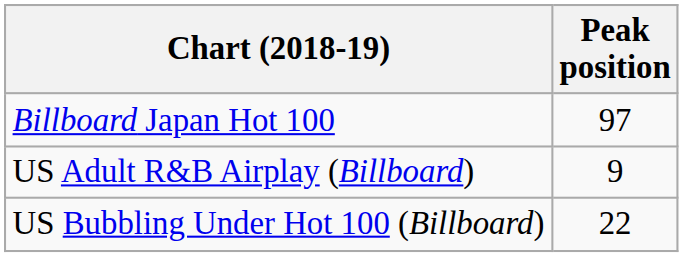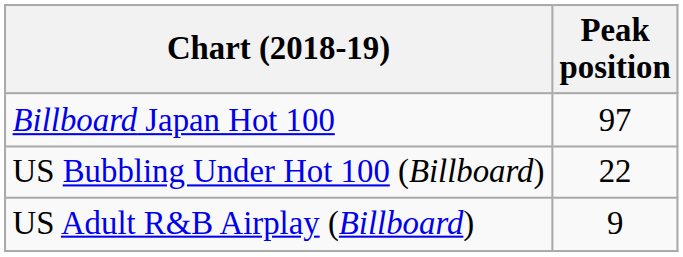rows swapped: (243, 171) <-> (278, 223)
